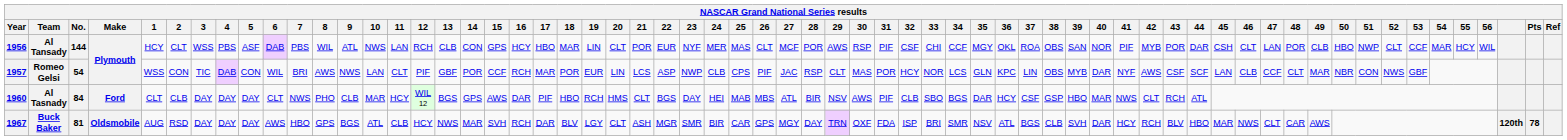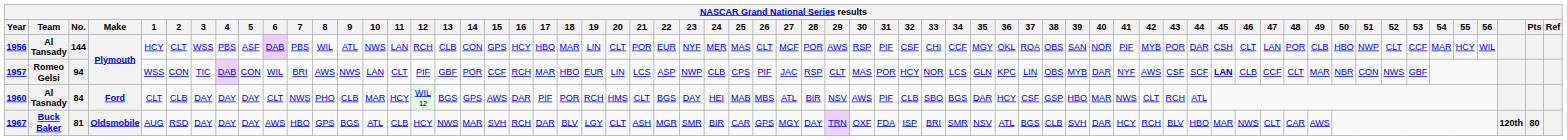(79, 72) 54 -> (79, 72) 94
(570, 72) POR -> (570, 72) HBO
(1223, 72) normal -> (1223, 72) bold
(570, 97) HBO -> (570, 97) POR
(1534, 123) 78 -> (1534, 123) 80
